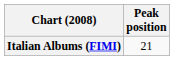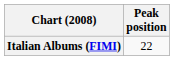(146, 45) 21 -> (146, 45) 22
